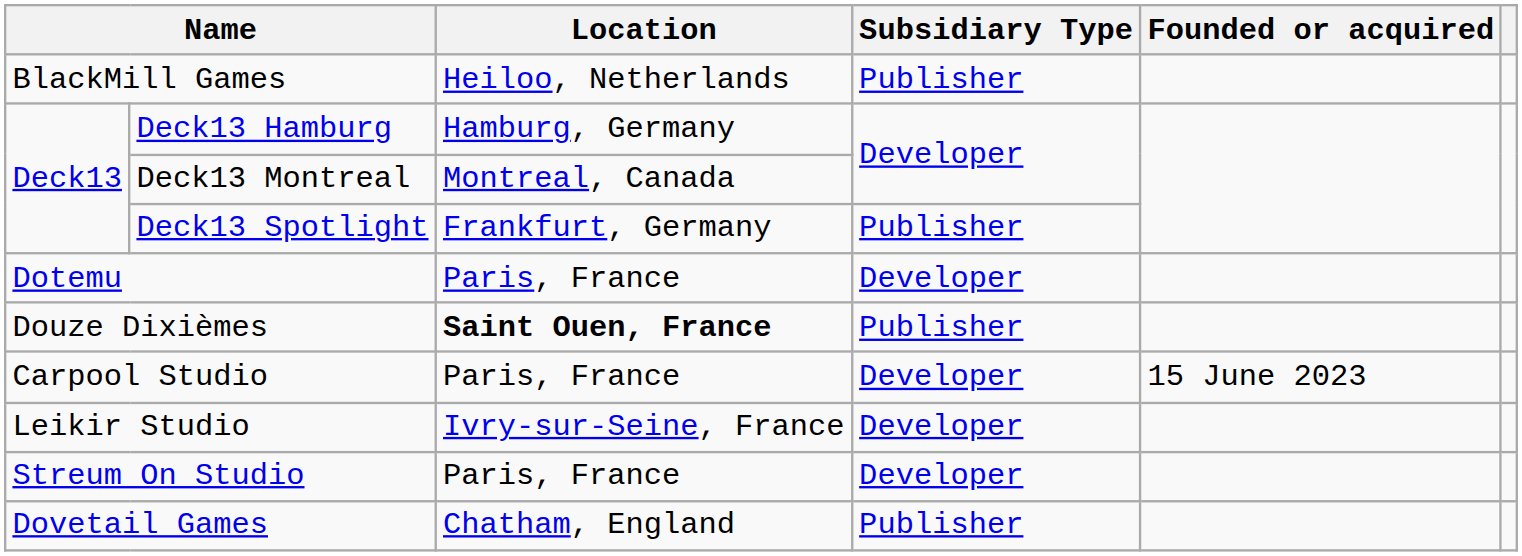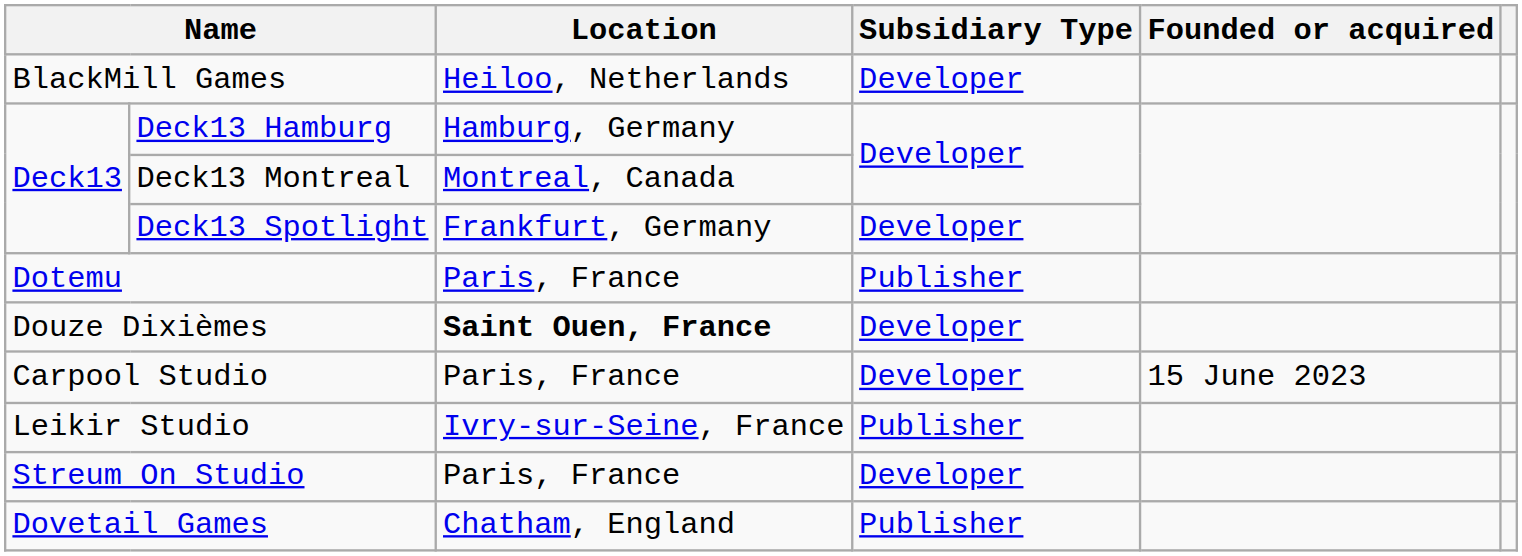(941, 80) Publisher -> (941, 80) Developer
(941, 228) Publisher -> (941, 228) Developer
(941, 278) Developer -> (941, 278) Publisher
(941, 327) Publisher -> (941, 327) Developer
(941, 427) Developer -> (941, 427) Publisher
